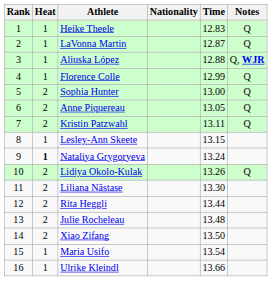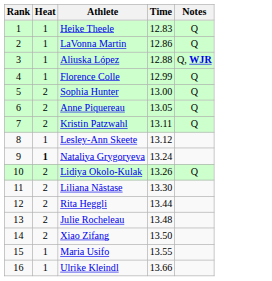- column: (174, 12)
(214, 44) 12.87 -> (161, 44) 12.86
(214, 140) 13.15 -> (161, 140) 13.12
(214, 252) 13.54 -> (161, 252) 13.55
